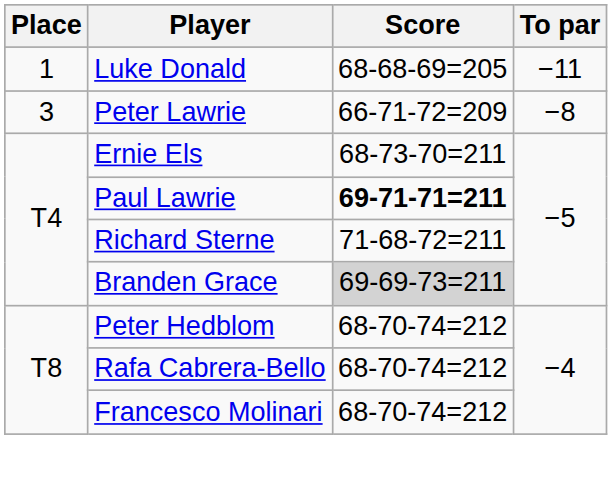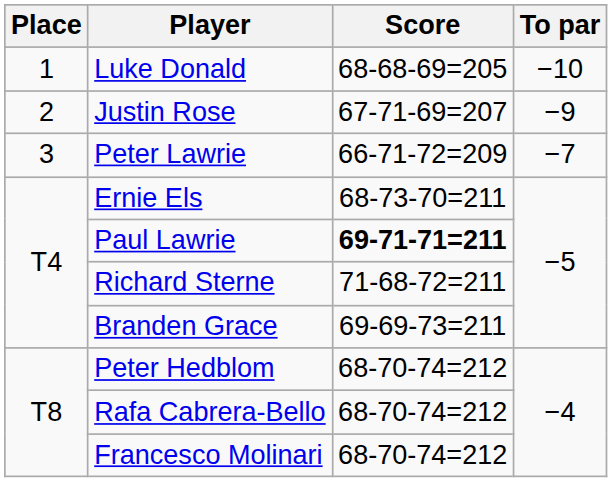(560, 68) −11 -> (560, 68) −10
+ row: (165, 111)
(560, 111) −8 -> (560, 154) −7
(423, 283) lightgrey background -> (423, 326) no background
